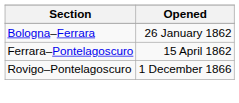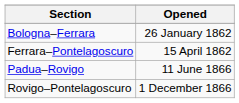+ row: (46, 70)
